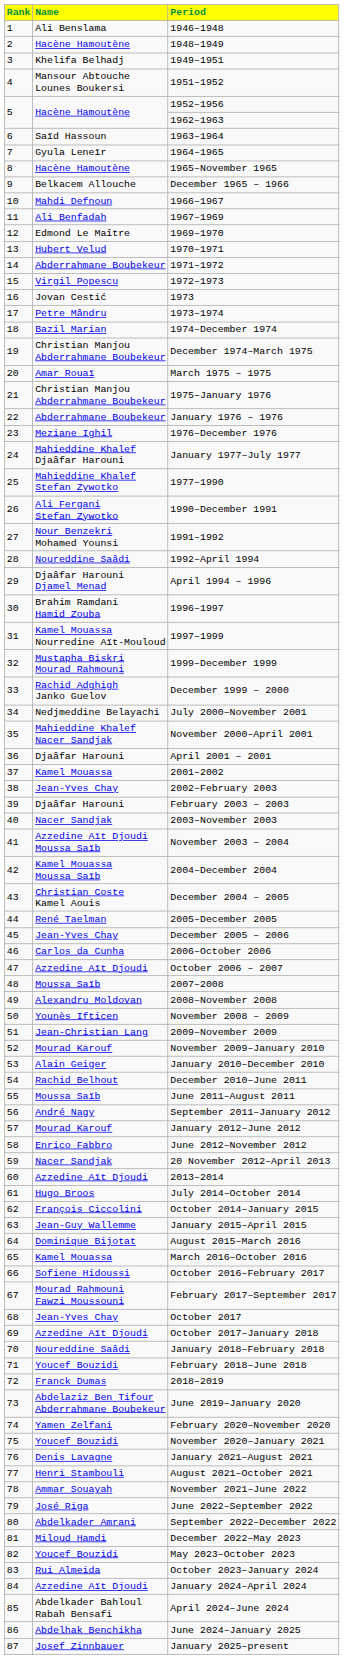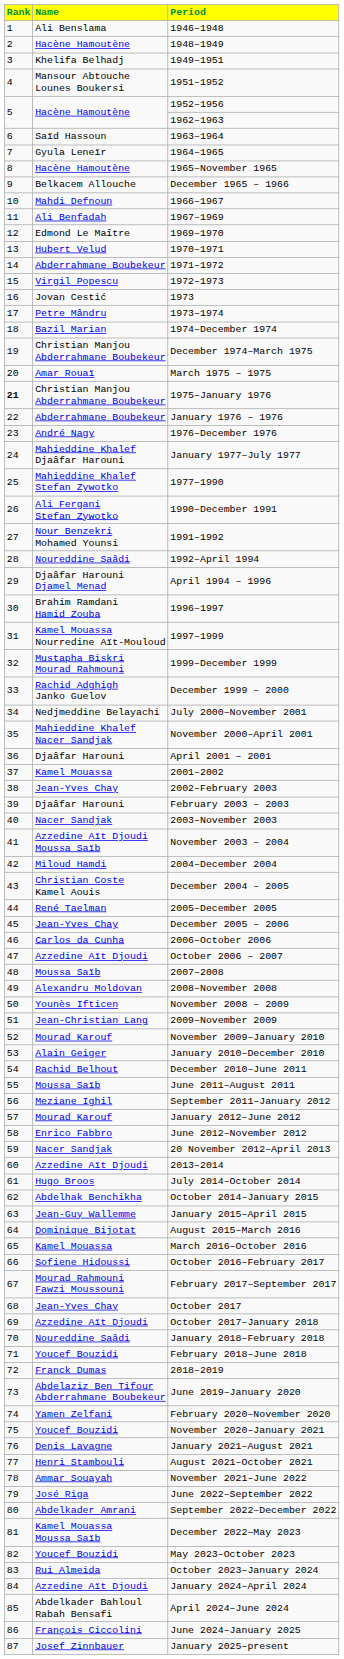(13, 395) normal -> (13, 395) bold
(74, 433) Meziane Ighil -> (65, 433) André Nagy
(74, 870) Kamel Mouassa Moussa Saïb -> (71, 864) Miloud Hamdi
(65, 1113) André Nagy -> (74, 1101) Meziane Ighil
(89, 1209) François Ciccolini -> (89, 1198) Abdelhak Benchikha
(71, 1538) Miloud Hamdi -> (74, 1532) Kamel Mouassa Moussa Saïb
(89, 1630) Abdelhak Benchikha -> (89, 1630) François Ciccolini
